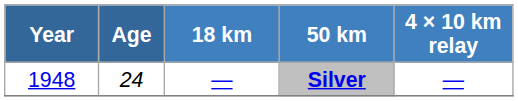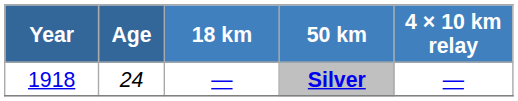(52, 79) 1948 -> (52, 79) 1918
